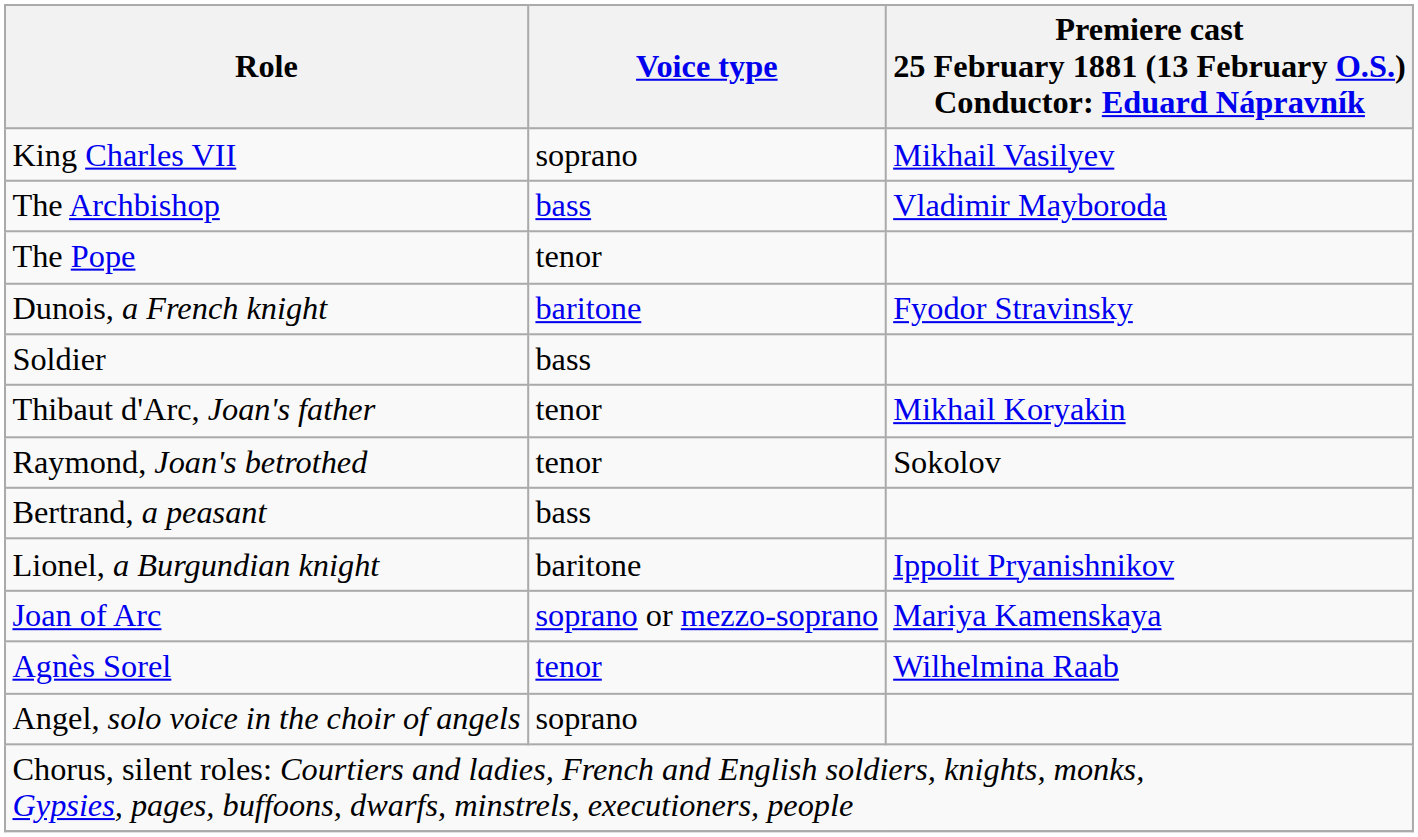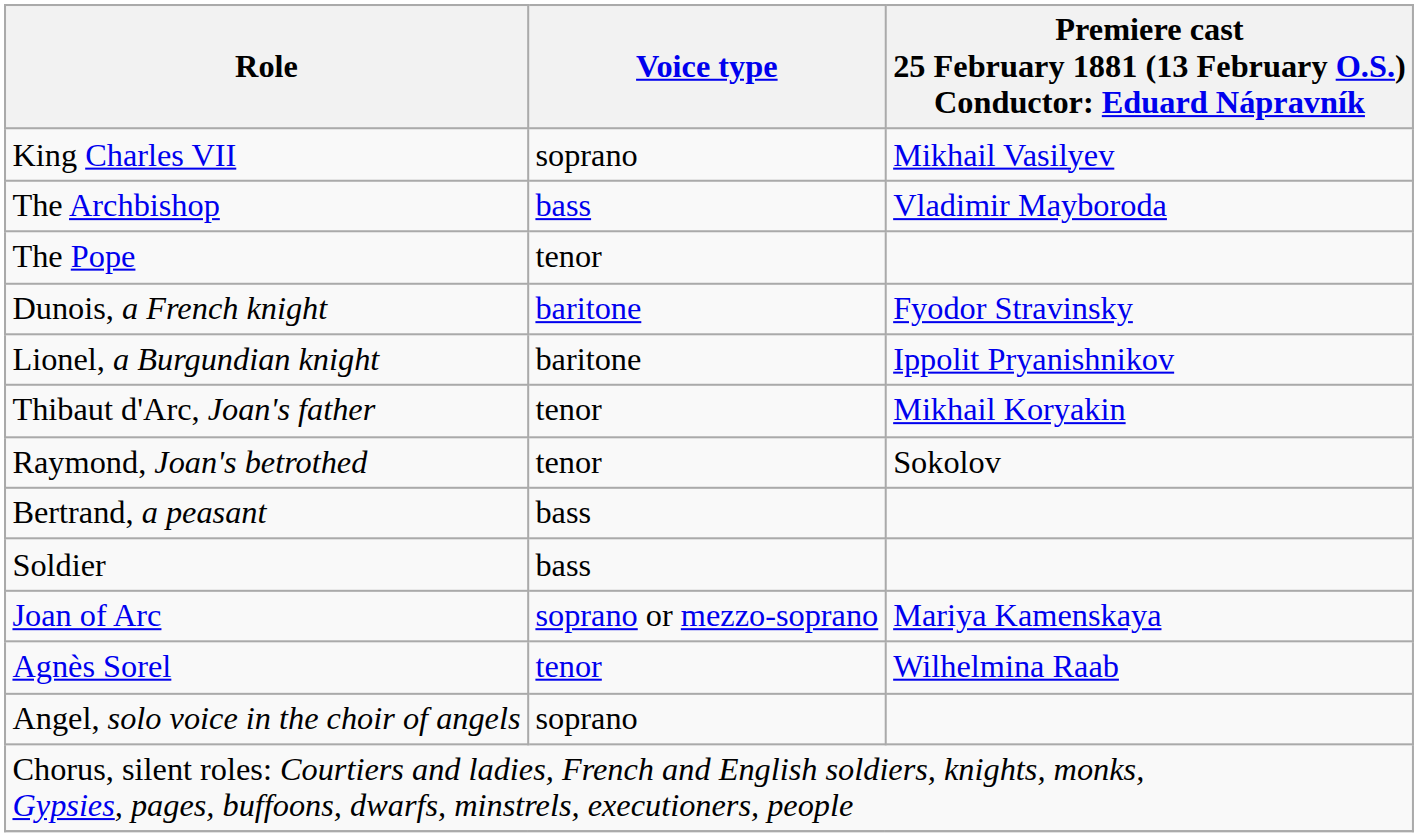rows swapped: (196, 564) <-> (59, 359)
